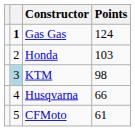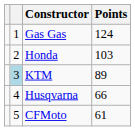(16, 34) bold -> (16, 34) normal
(101, 74) 98 -> (101, 74) 89
